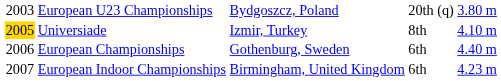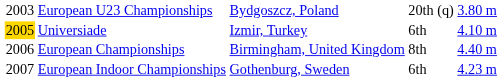(417, 30) 8th -> (417, 30) 6th
(290, 49) Gothenburg, Sweden -> (317, 49) Birmingham, United Kingdom
(417, 49) 6th -> (417, 49) 8th
(317, 69) Birmingham, United Kingdom -> (290, 69) Gothenburg, Sweden
